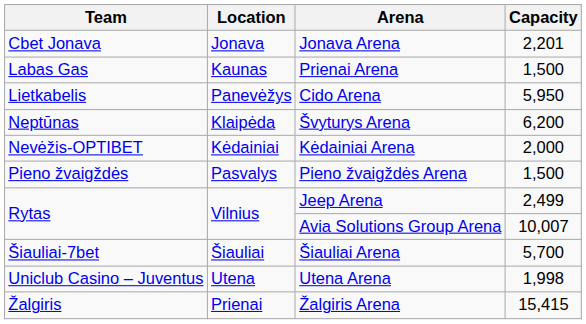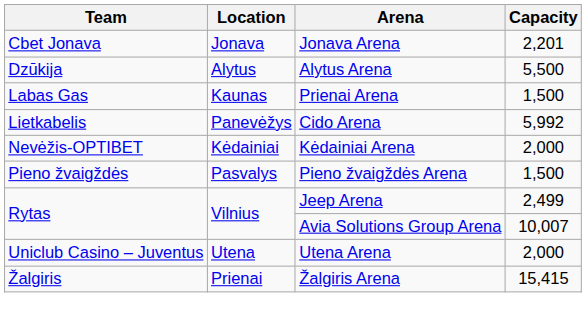+ row: (346, 69)
(543, 95) 5,950 -> (543, 122) 5,992
- row: (355, 122)
- row: (350, 252)
(543, 278) 1,998 -> (543, 252) 2,000
